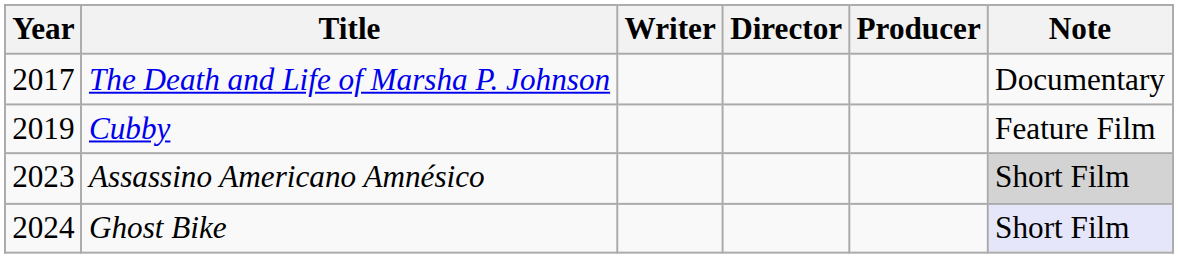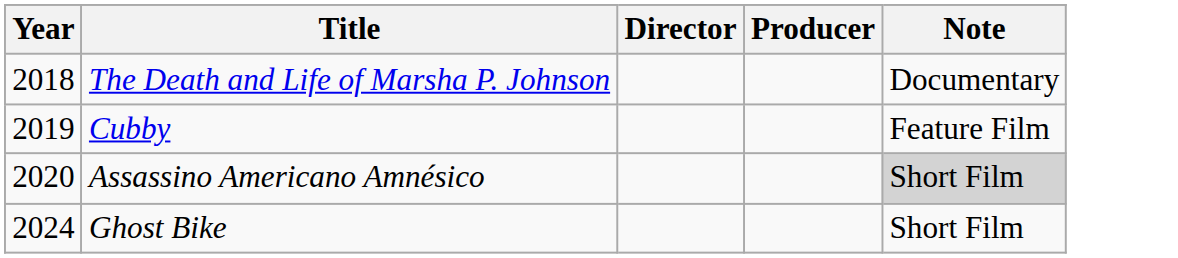- column: (670, 29)
(43, 78) 2017 -> (43, 78) 2018
(43, 177) 2023 -> (43, 177) 2020
(1062, 227) lavender background -> (957, 227) no background
